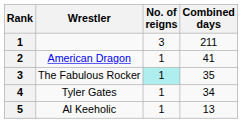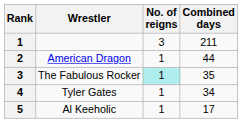(209, 59) 41 -> (209, 59) 44
(209, 110) 13 -> (209, 110) 17
